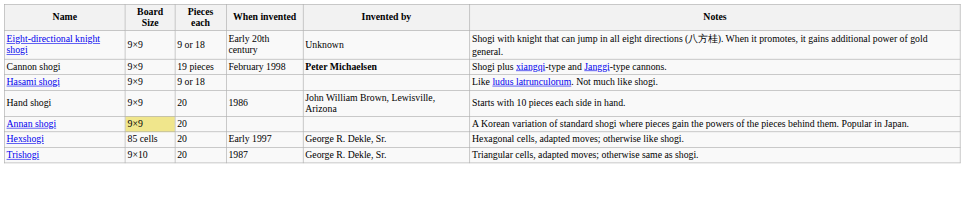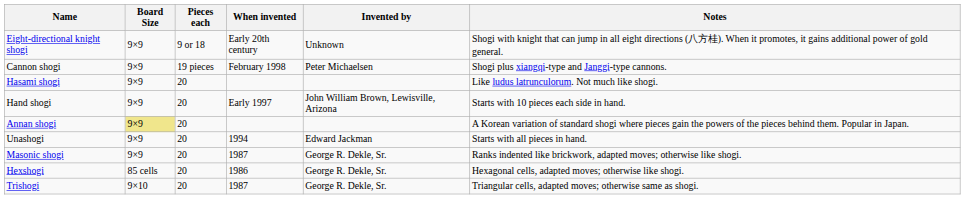(341, 66) bold -> (339, 66) normal
(191, 82) 9 or 18 -> (182, 82) 20
(238, 103) 1986 -> (250, 103) Early 1997
+ row: (25, 139)
+ row: (35, 155)
(250, 139) Early 1997 -> (238, 170) 1986
